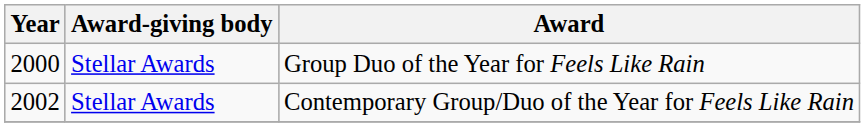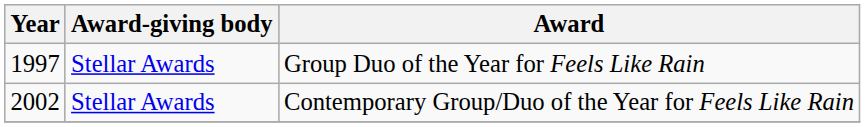(35, 63) 2000 -> (35, 63) 1997
